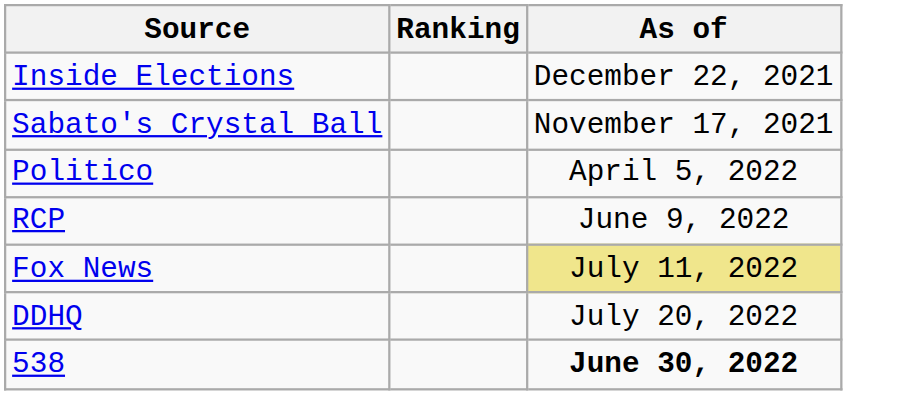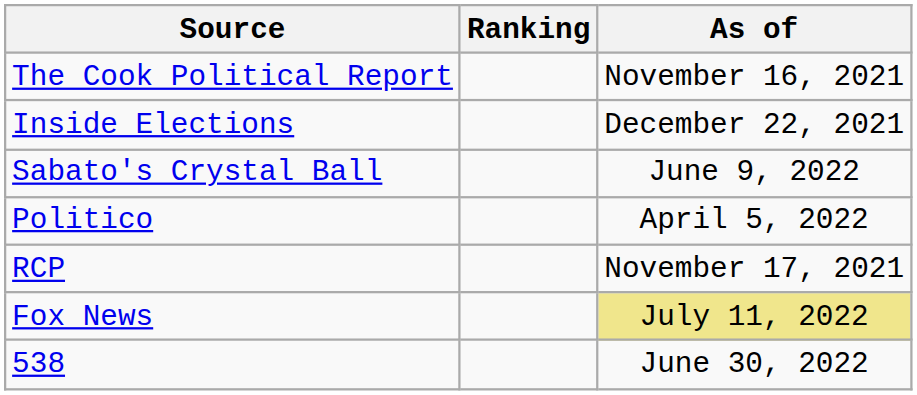+ row: (233, 77)
(684, 125) November 17, 2021 -> (754, 173) June 9, 2022
(684, 221) June 9, 2022 -> (754, 268) November 17, 2021
- row: (47, 316)
(684, 364) bold -> (754, 364) normal
